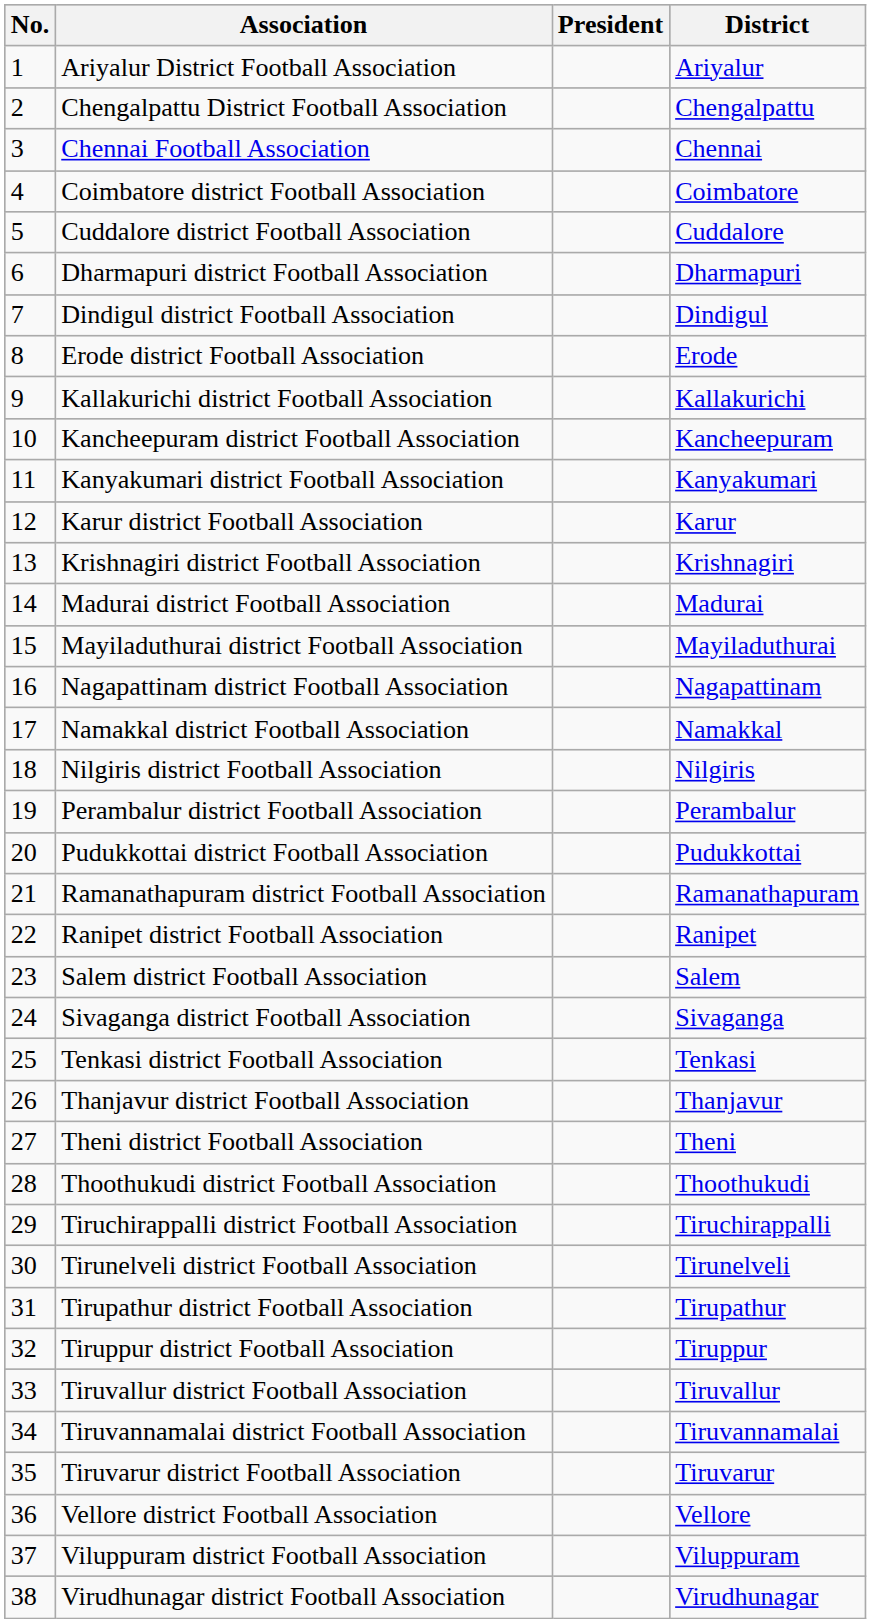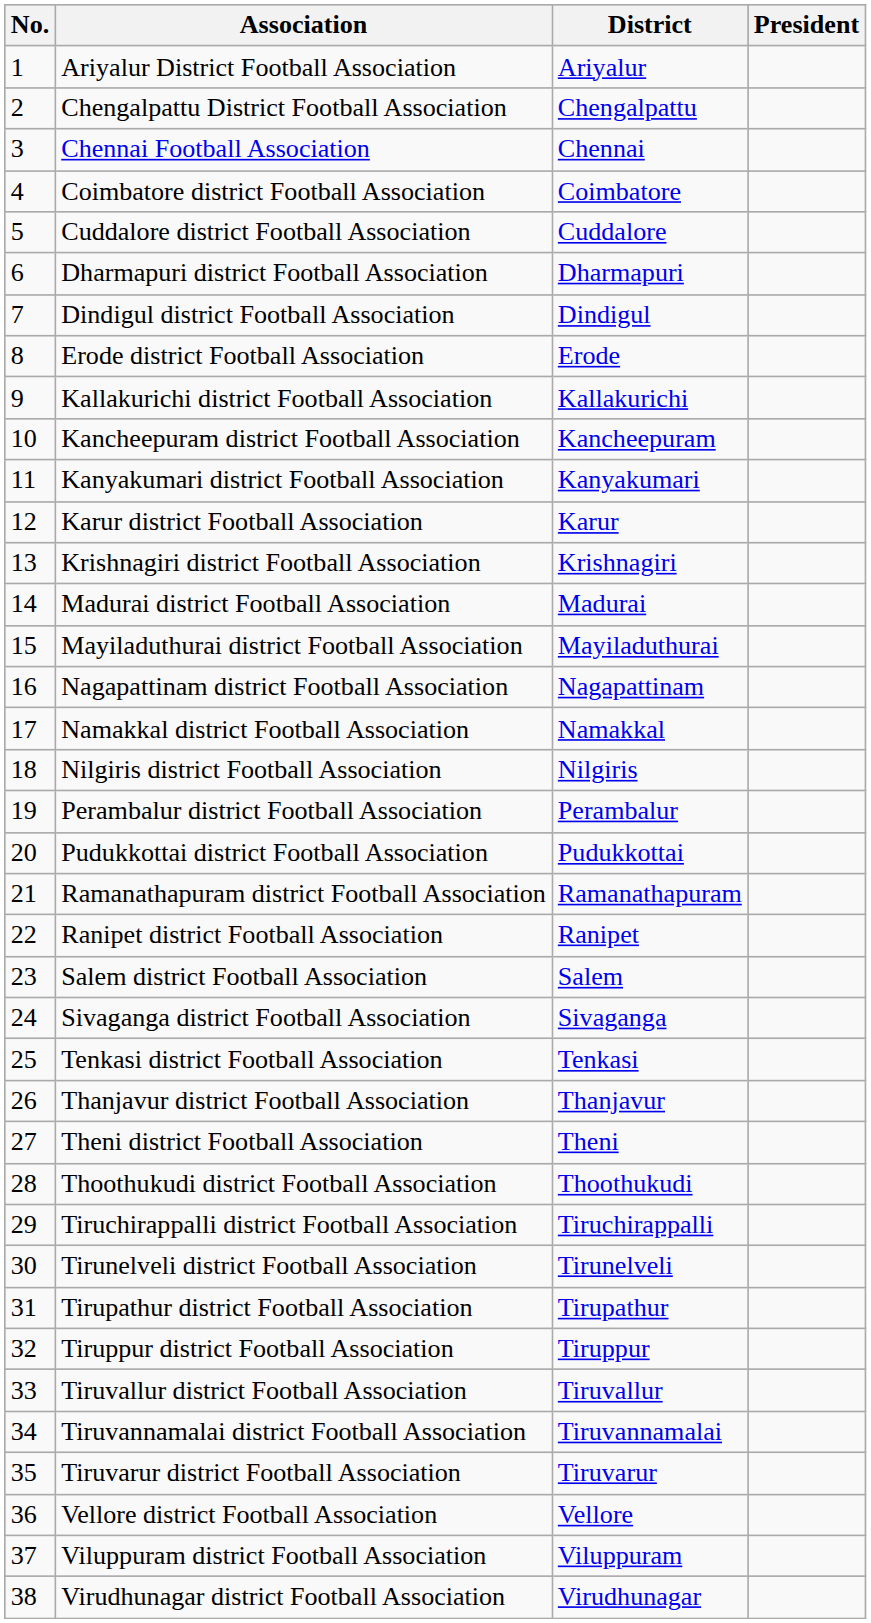columns swapped: (767, 25) <-> (610, 25)
